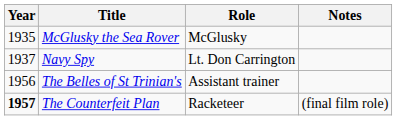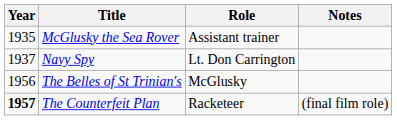(218, 37) McGlusky -> (234, 37) Assistant trainer
(234, 81) Assistant trainer -> (218, 81) McGlusky
